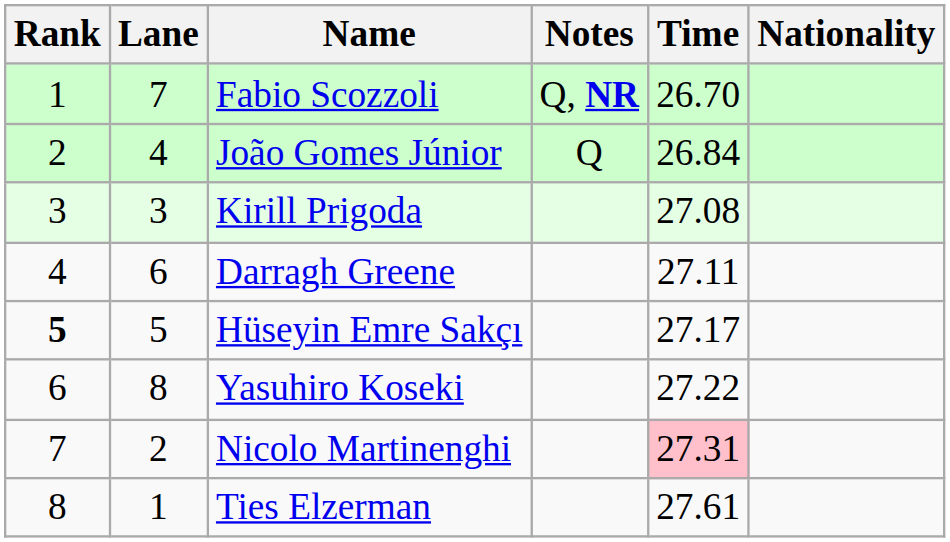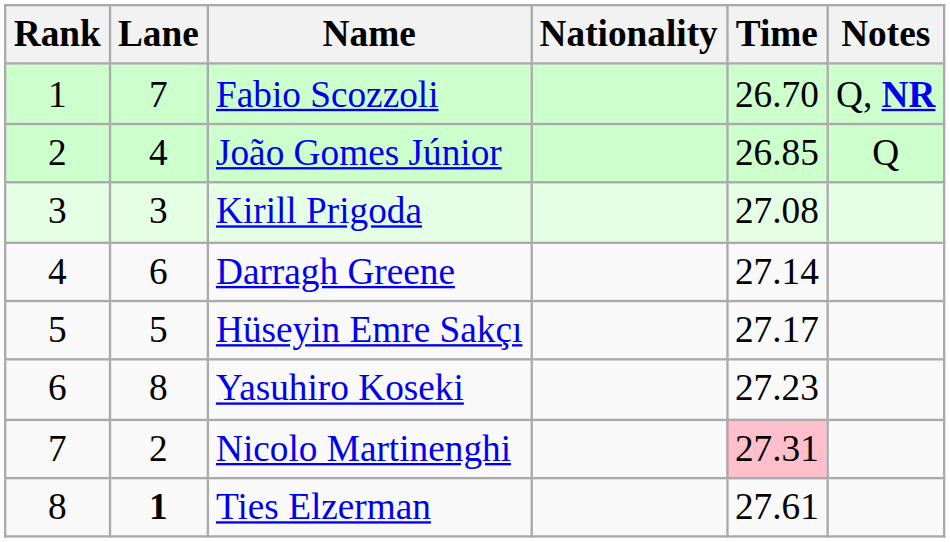columns swapped: (846, 34) <-> (589, 34)
(698, 152) 26.84 -> (777, 152) 26.85
(698, 270) 27.11 -> (777, 270) 27.14
(57, 329) bold -> (57, 329) normal
(698, 388) 27.22 -> (777, 388) 27.23
(158, 507) normal -> (158, 507) bold
